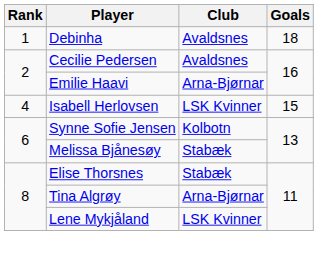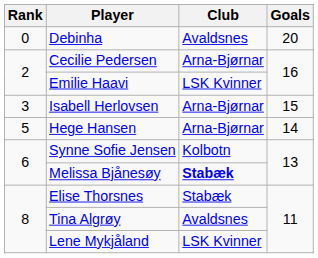(25, 38) 1 -> (25, 38) 0
(290, 38) 18 -> (290, 38) 20
(215, 60) Avaldsnes -> (223, 60) Arna-Bjørnar
(223, 83) Arna-Bjørnar -> (222, 83) LSK Kvinner
(25, 106) 4 -> (25, 106) 3
(222, 106) LSK Kvinner -> (223, 106) Arna-Bjørnar
+ row: (93, 128)
(207, 151) normal -> (208, 173) bold
(223, 196) Arna-Bjørnar -> (215, 219) Avaldsnes
